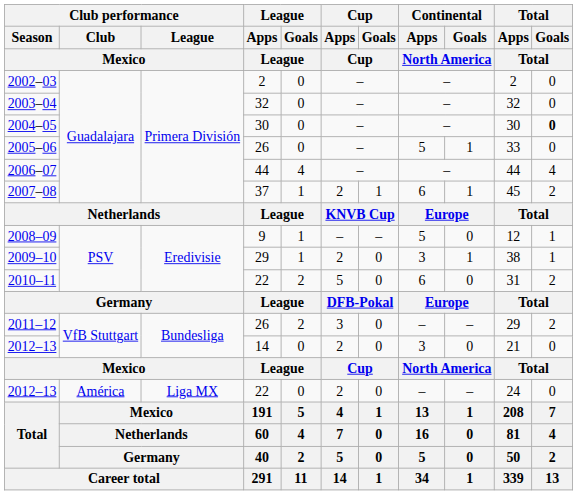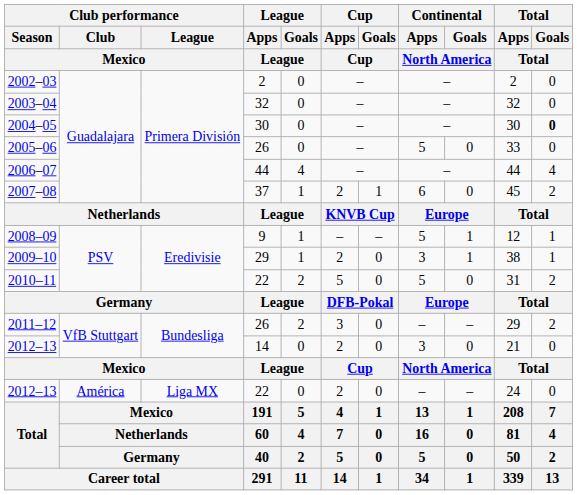(470, 147) 1 -> (470, 147) 0
(470, 192) 1 -> (470, 192) 0
(470, 236) 0 -> (470, 236) 1
(422, 280) 6 -> (422, 280) 5
